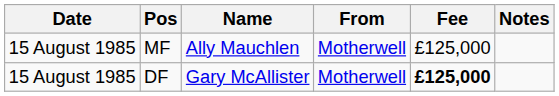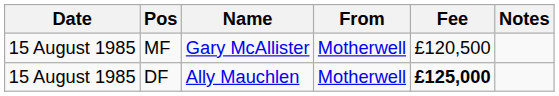(243, 47) Ally Mauchlen -> (248, 47) Gary McAllister
(453, 47) £125,000 -> (453, 47) £120,500
(248, 76) Gary McAllister -> (243, 76) Ally Mauchlen
